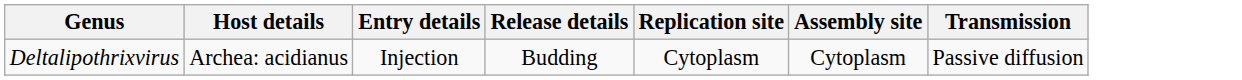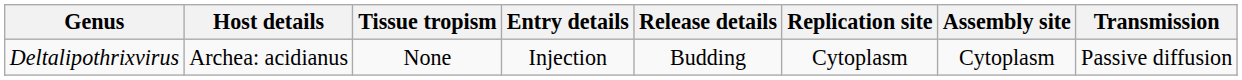+ column: (427, 22)
